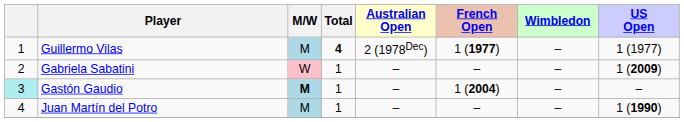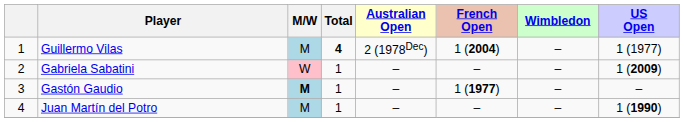(477, 48) 1 (1977) -> (477, 48) 1 (2004)
(21, 88) paleturquoise background -> (21, 88) no background
(477, 88) 1 (2004) -> (477, 88) 1 (1977)
